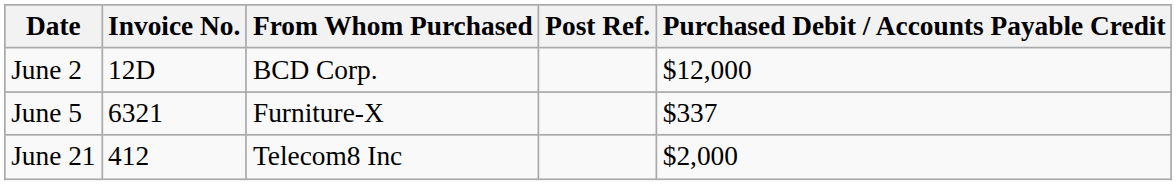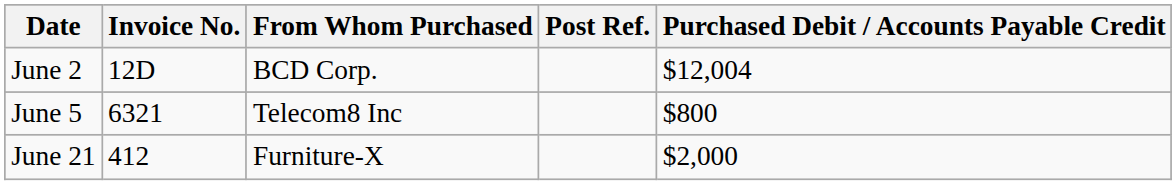(707, 69) $12,000 -> (707, 69) $12,004
(318, 112) Furniture-X -> (328, 112) Telecom8 Inc
(690, 112) $337 -> (690, 112) $800
(328, 156) Telecom8 Inc -> (318, 156) Furniture-X
